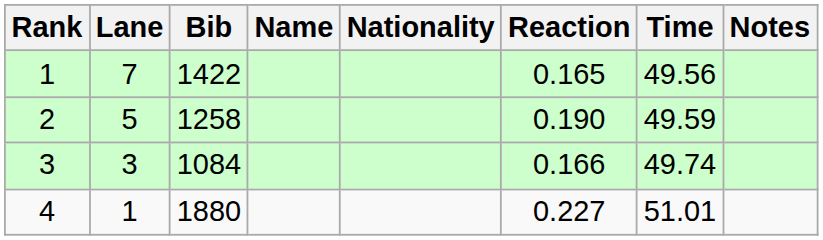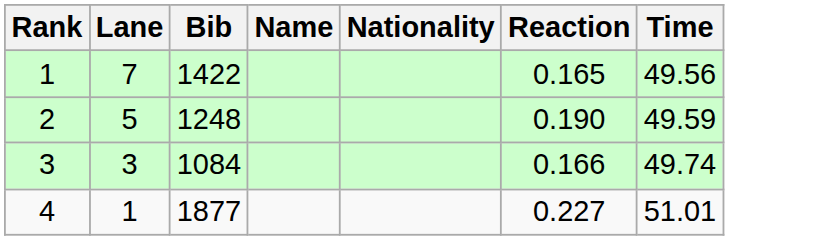- column: (770, 27)
(209, 119) 1258 -> (209, 119) 1248
(209, 211) 1880 -> (209, 211) 1877
